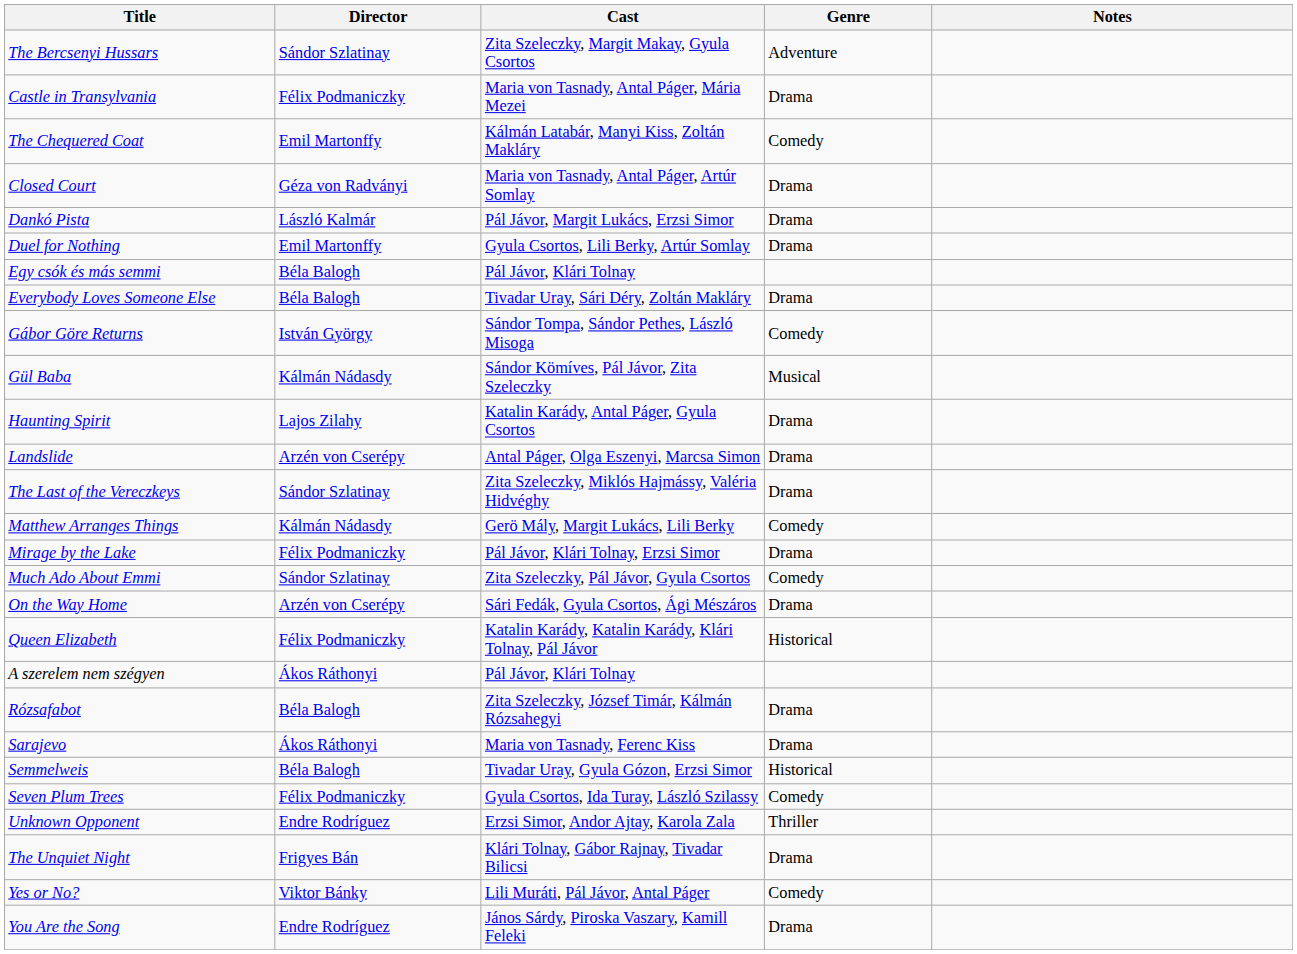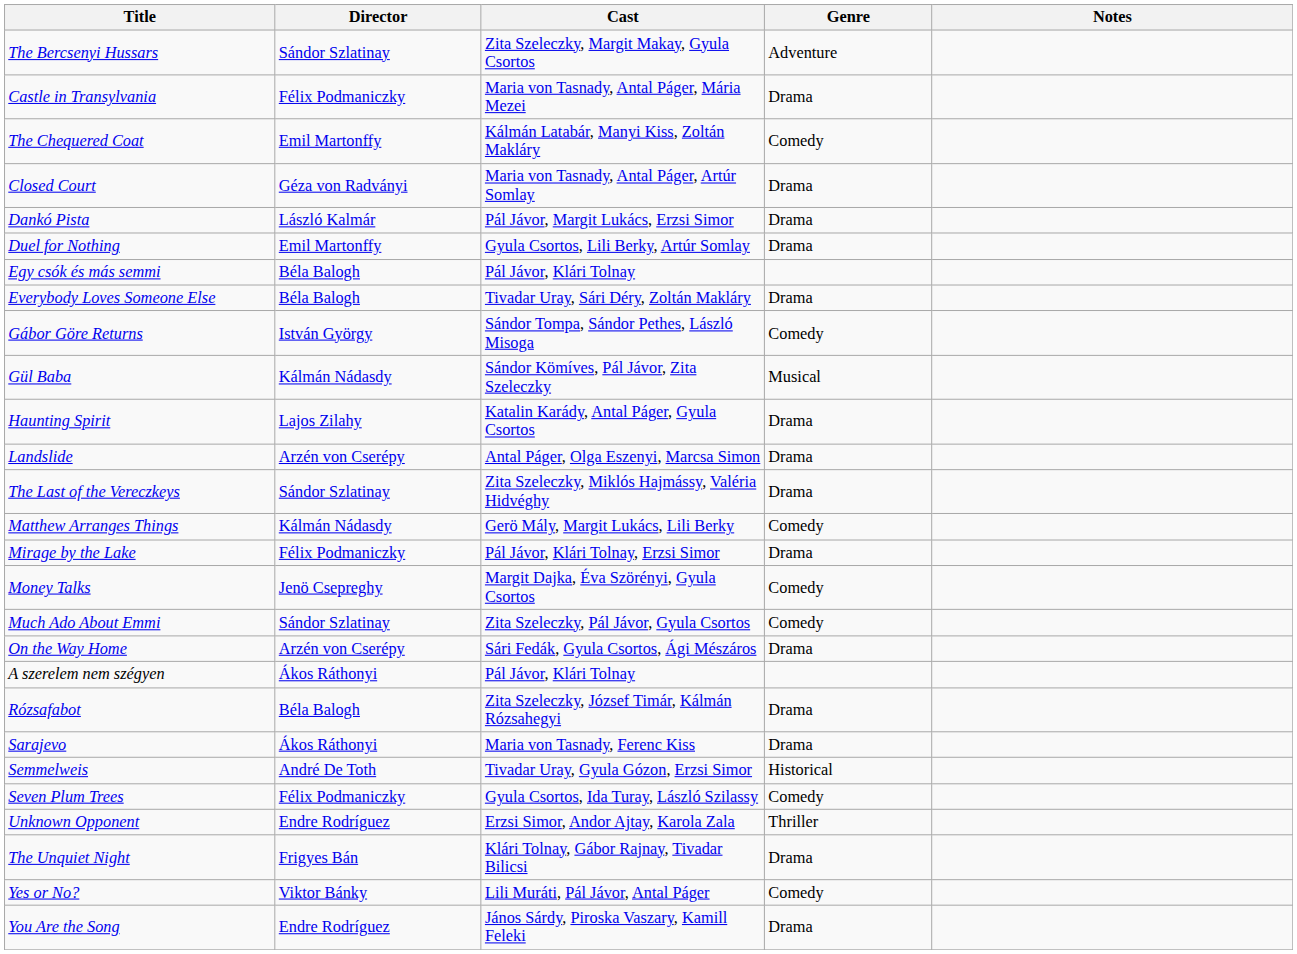+ row: (49, 587)
- row: (62, 639)
(319, 770) Béla Balogh -> (327, 770) André De Toth
